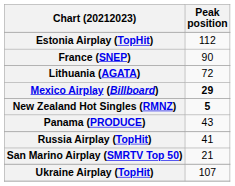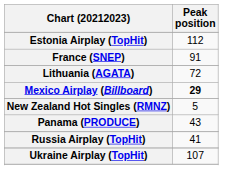(207, 57) 90 -> (195, 57) 91
(207, 106) bold -> (195, 106) normal
- row: (95, 156)
